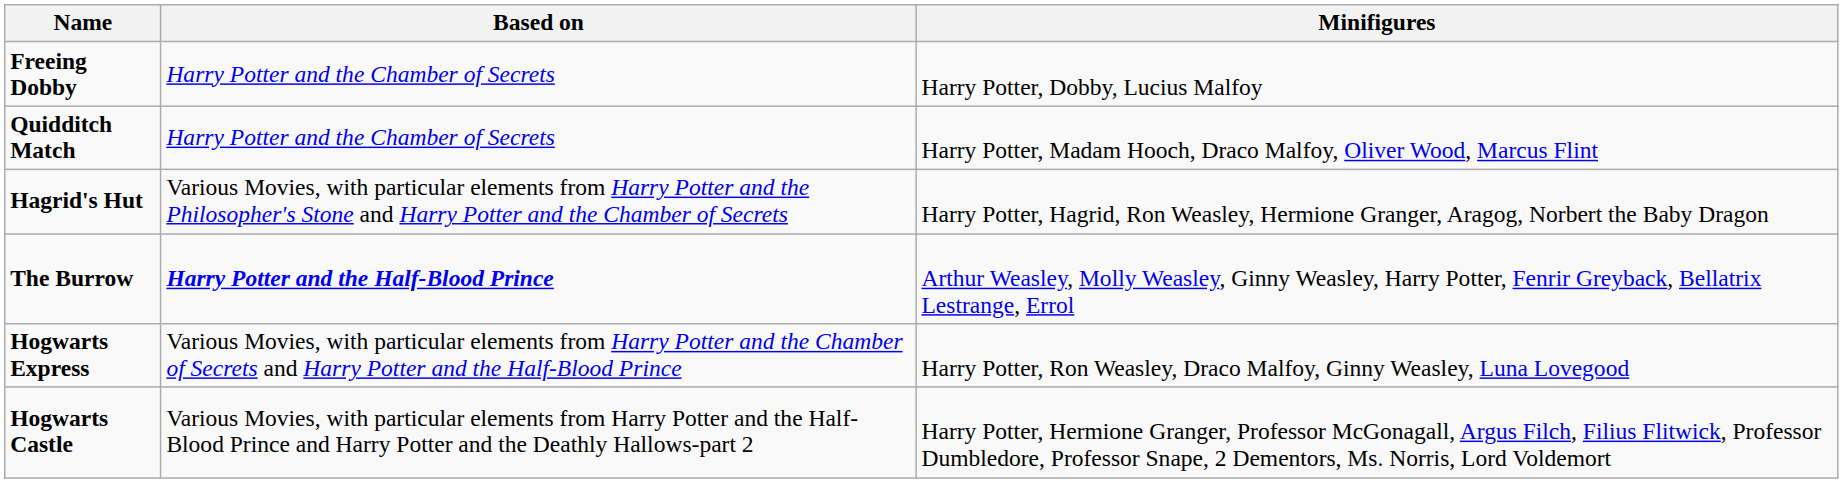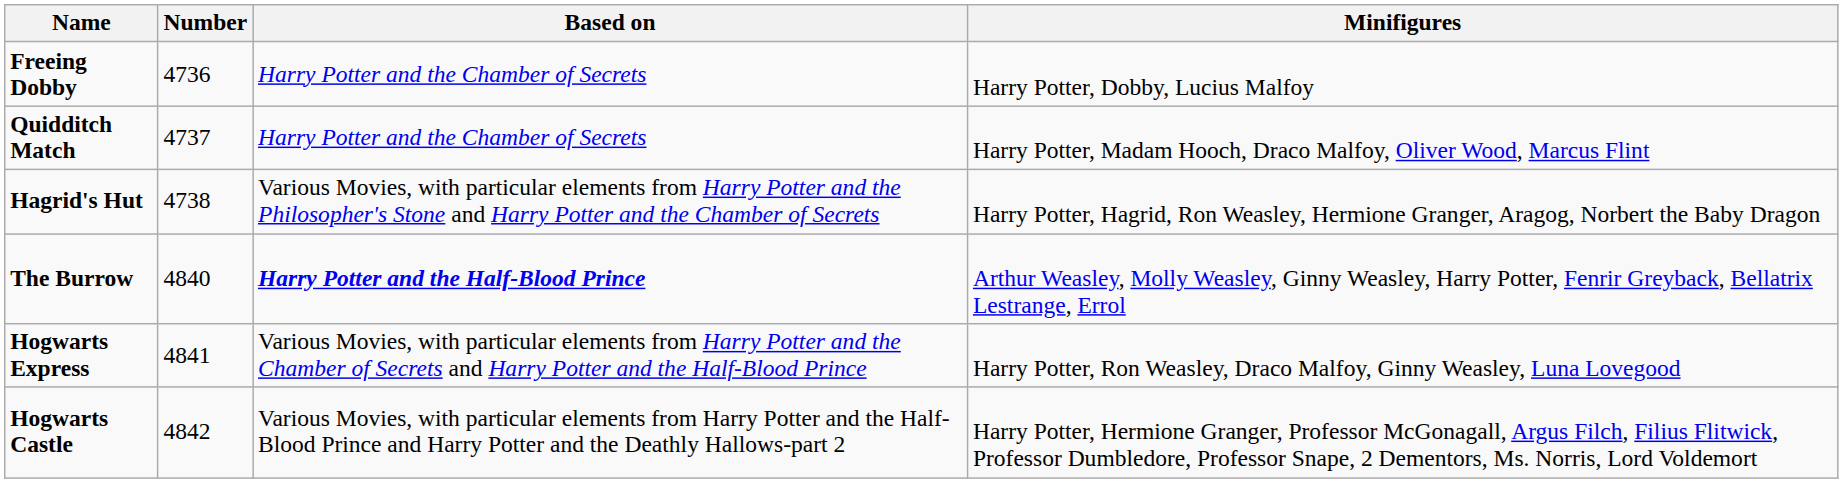+ column: (205, 23)
